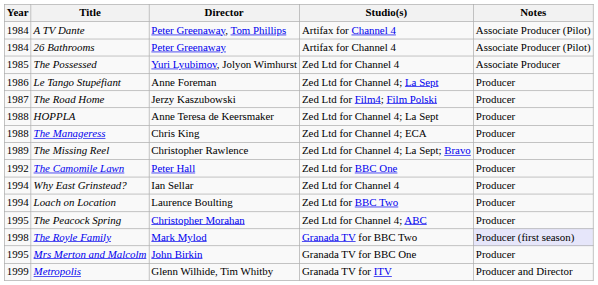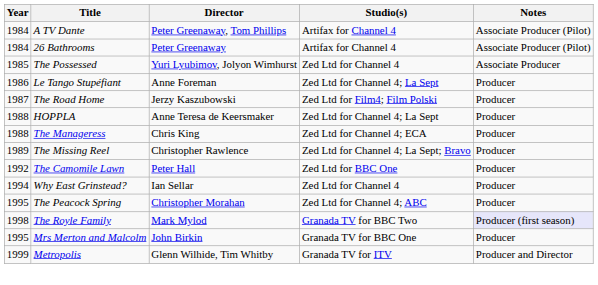- row: (75, 202)
